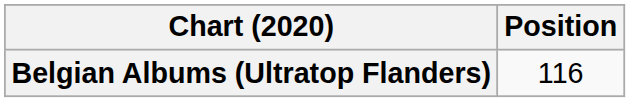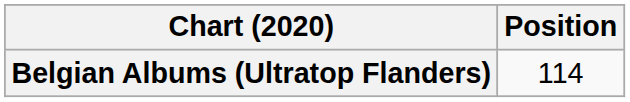(561, 72) 116 -> (561, 72) 114
